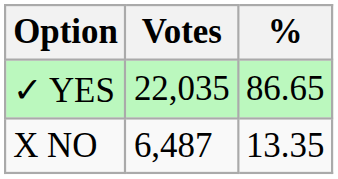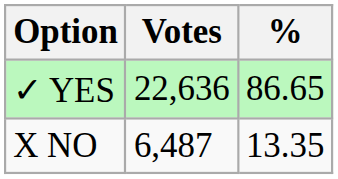(182, 88) 22,035 -> (182, 88) 22,636
